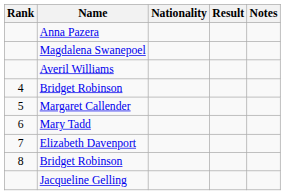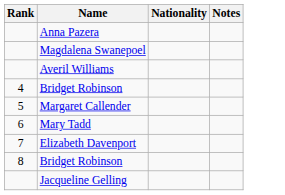- column: (228, 13)
